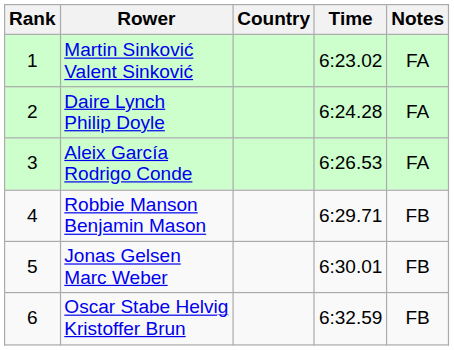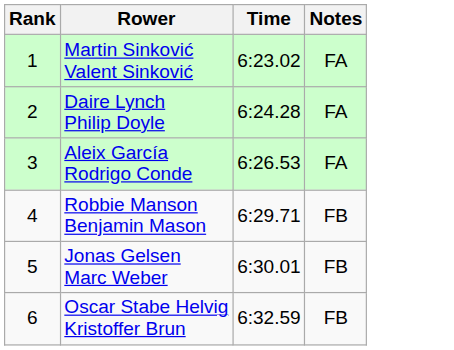- column: (274, 19)
